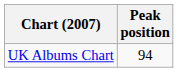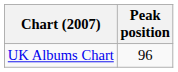(145, 55) 94 -> (145, 55) 96
